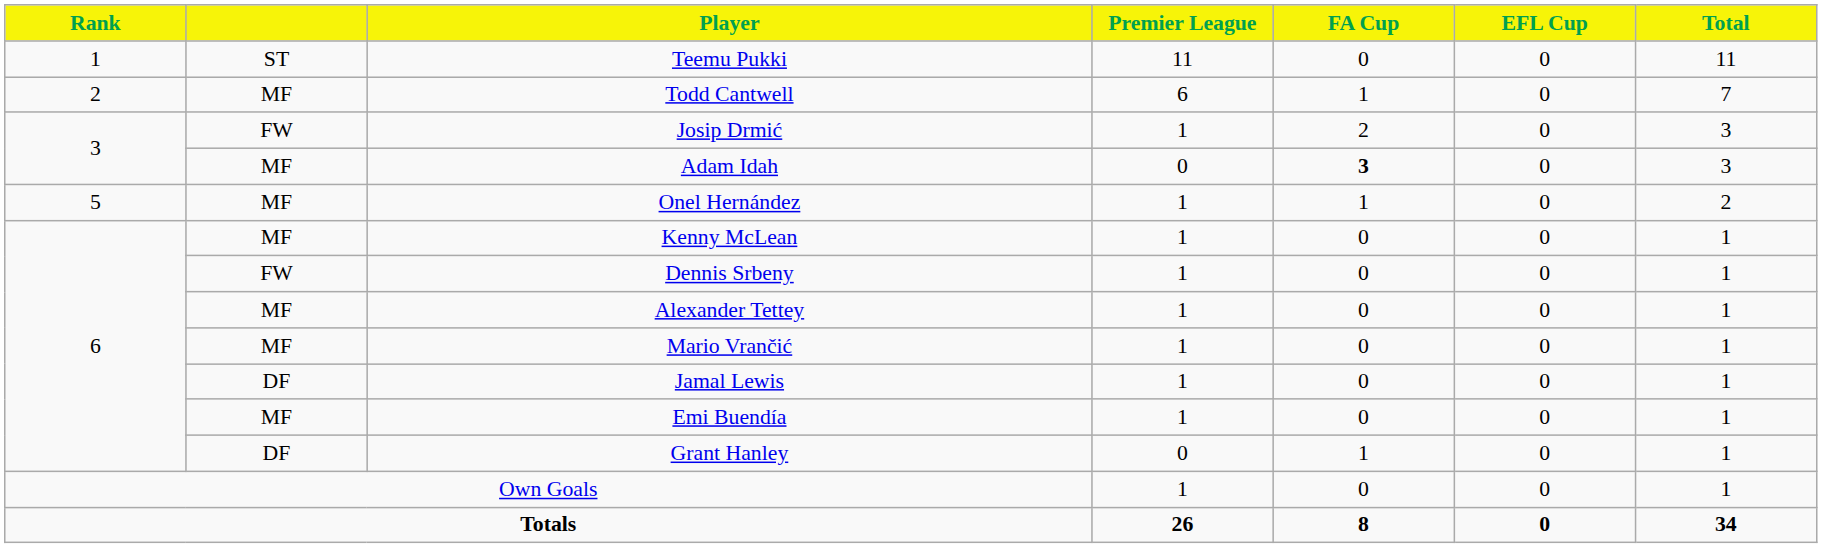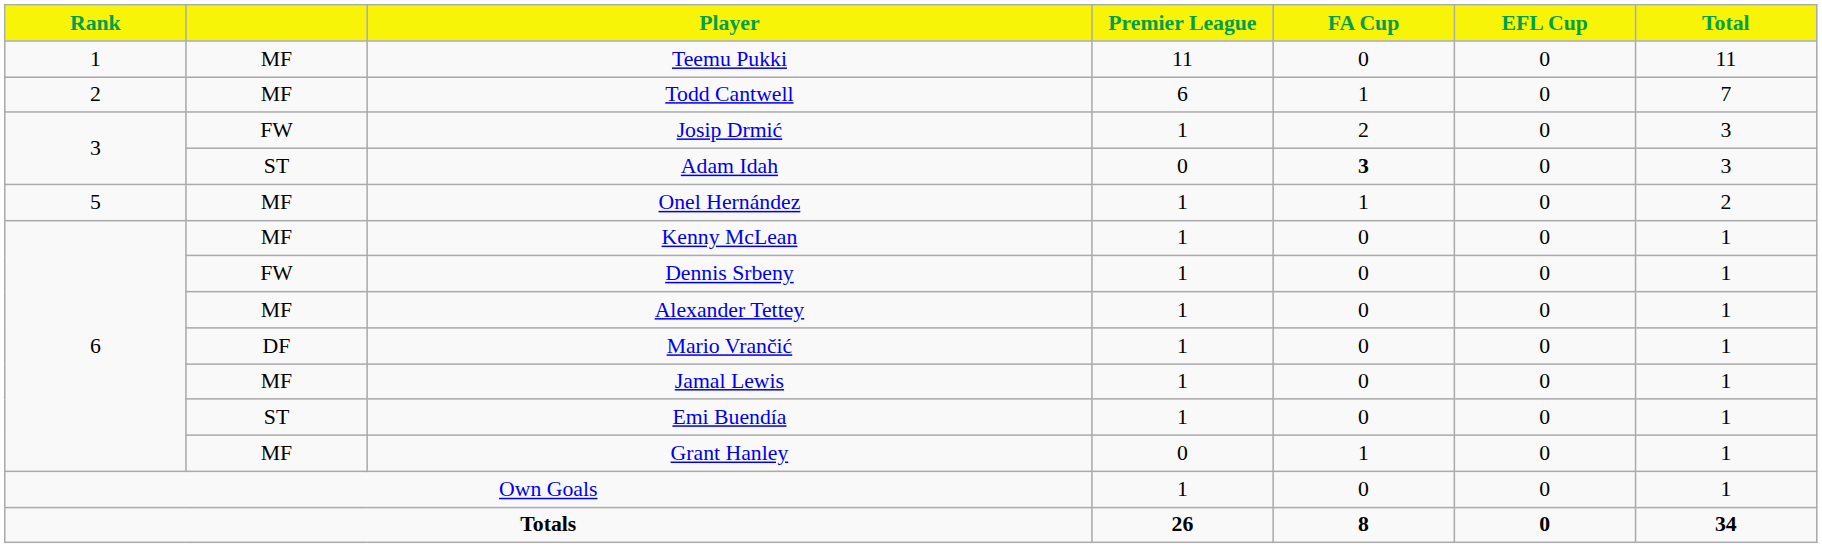(276, 58) ST -> (276, 58) MF
(276, 166) MF -> (276, 166) ST
(276, 345) MF -> (276, 345) DF
(276, 381) DF -> (276, 381) MF
(276, 417) MF -> (276, 417) ST
(276, 453) DF -> (276, 453) MF
